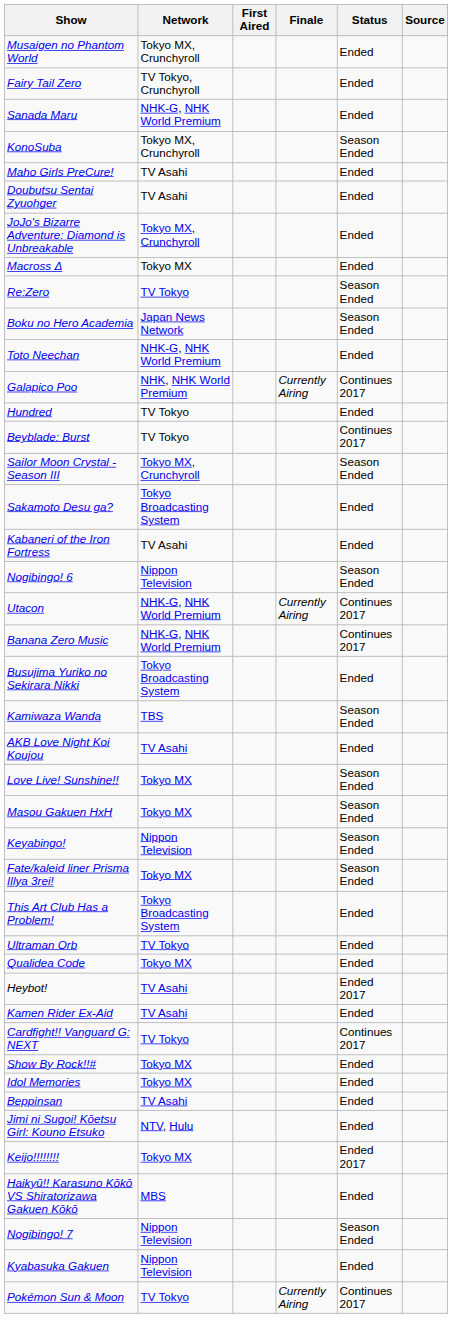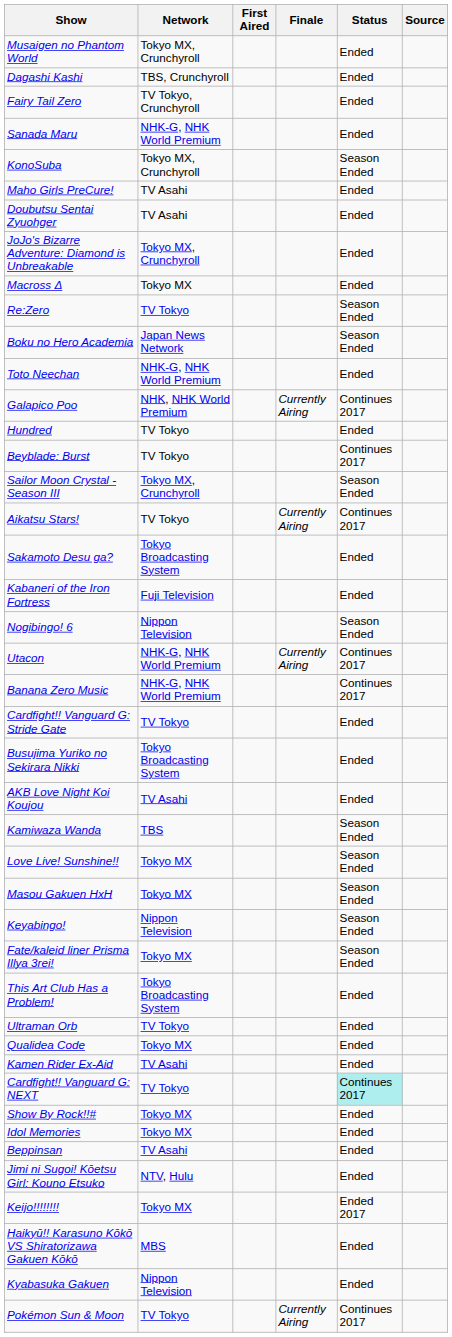+ row: (45, 77)
+ row: (43, 519)
(164, 545) TV Asahi -> (177, 595) Fuji Television
+ row: (69, 722)
rows swapped: (58, 748) <-> (54, 716)
- row: (27, 988)
(366, 1038) no background -> (366, 1089) paleturquoise background
- row: (40, 1234)
